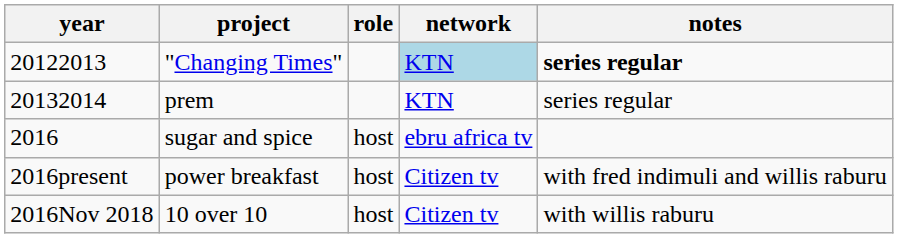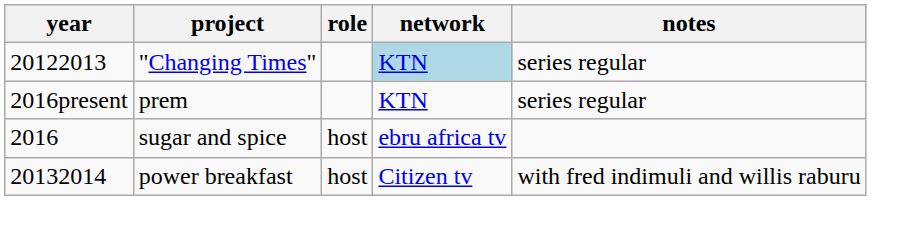(613, 61) bold -> (582, 61) normal
(58, 99) 20132014 -> (69, 99) 2016present
(69, 175) 2016present -> (58, 175) 20132014
- row: (216, 213)
